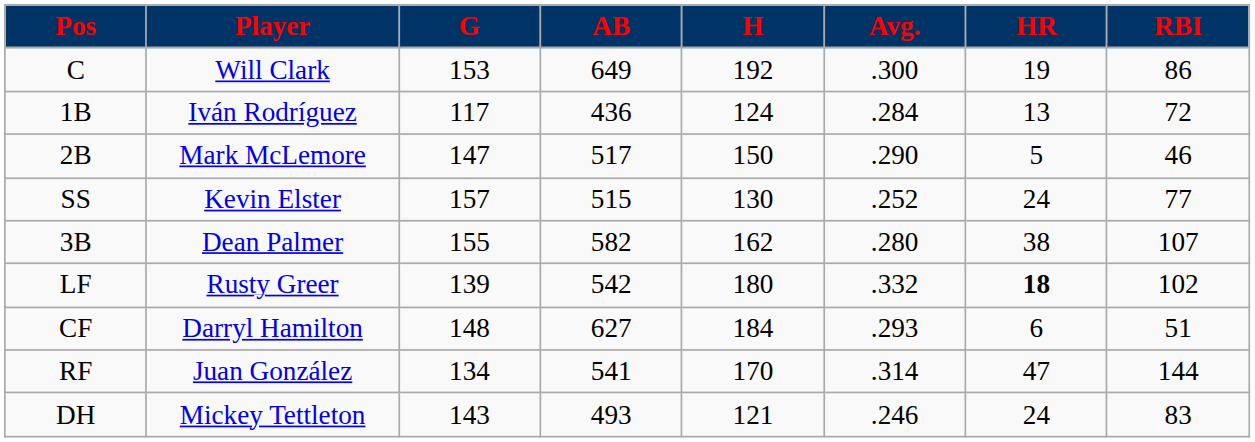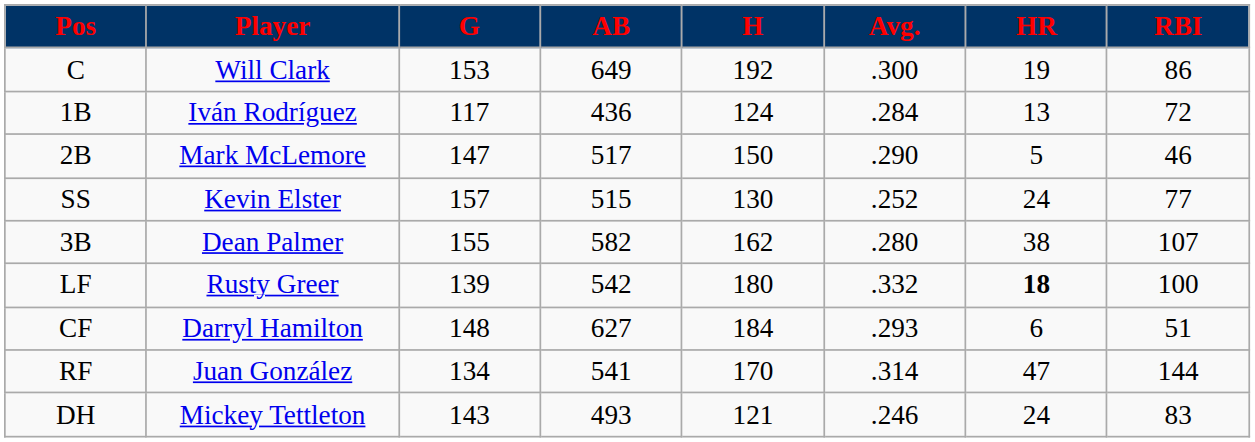(1178, 284) 102 -> (1178, 284) 100
